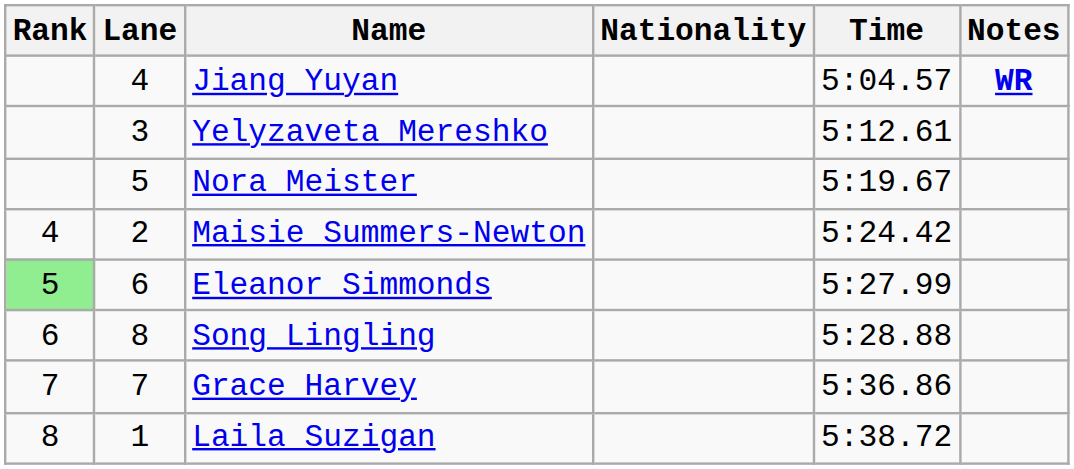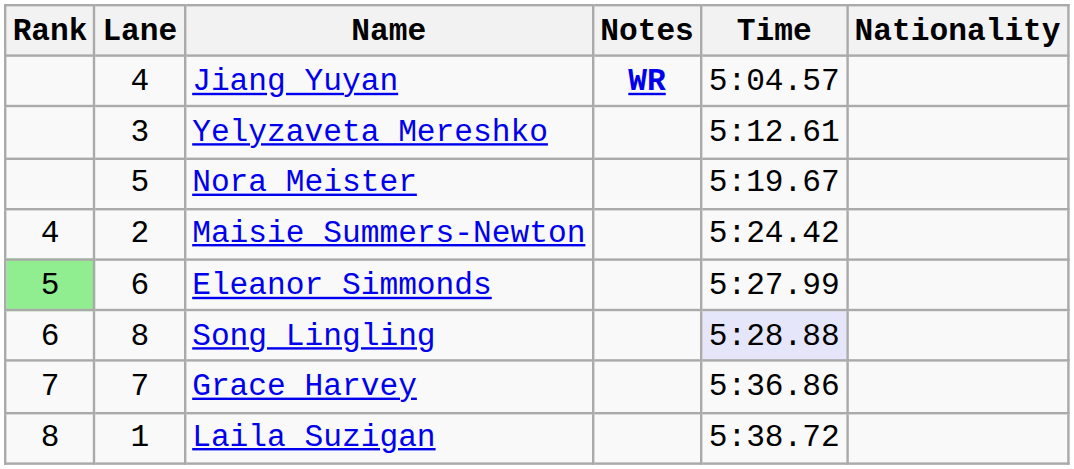columns swapped: (703, 31) <-> (1014, 31)
(887, 336) no background -> (774, 336) lavender background
